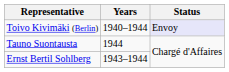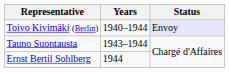(113, 43) 1944 -> (125, 43) 1943–1944
(125, 59) 1943–1944 -> (113, 59) 1944
